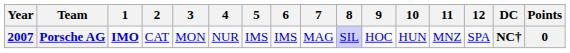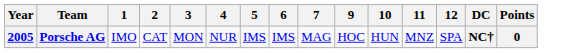- column: (349, 15)
(20, 36) 2007 -> (20, 36) 2005
(125, 36) bold -> (124, 36) normal
